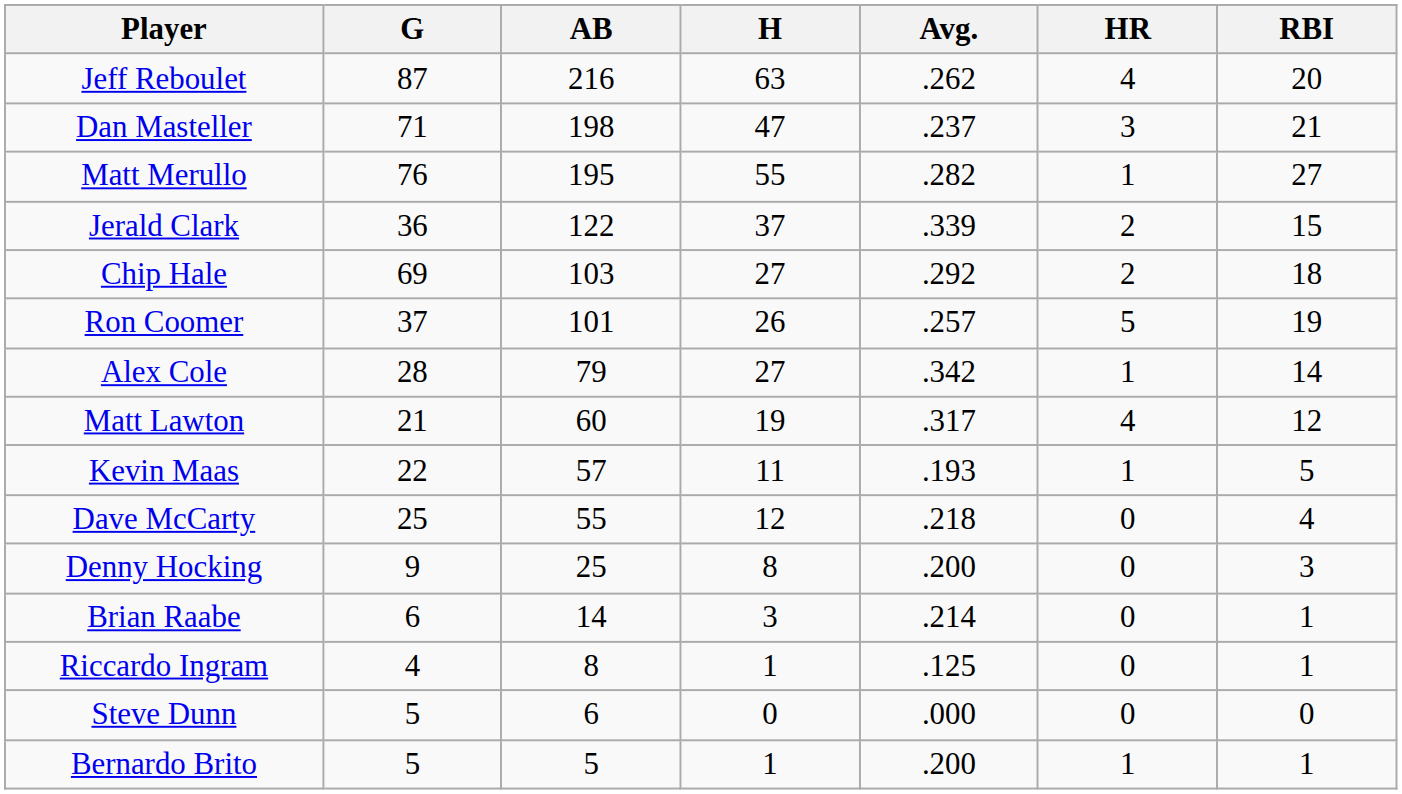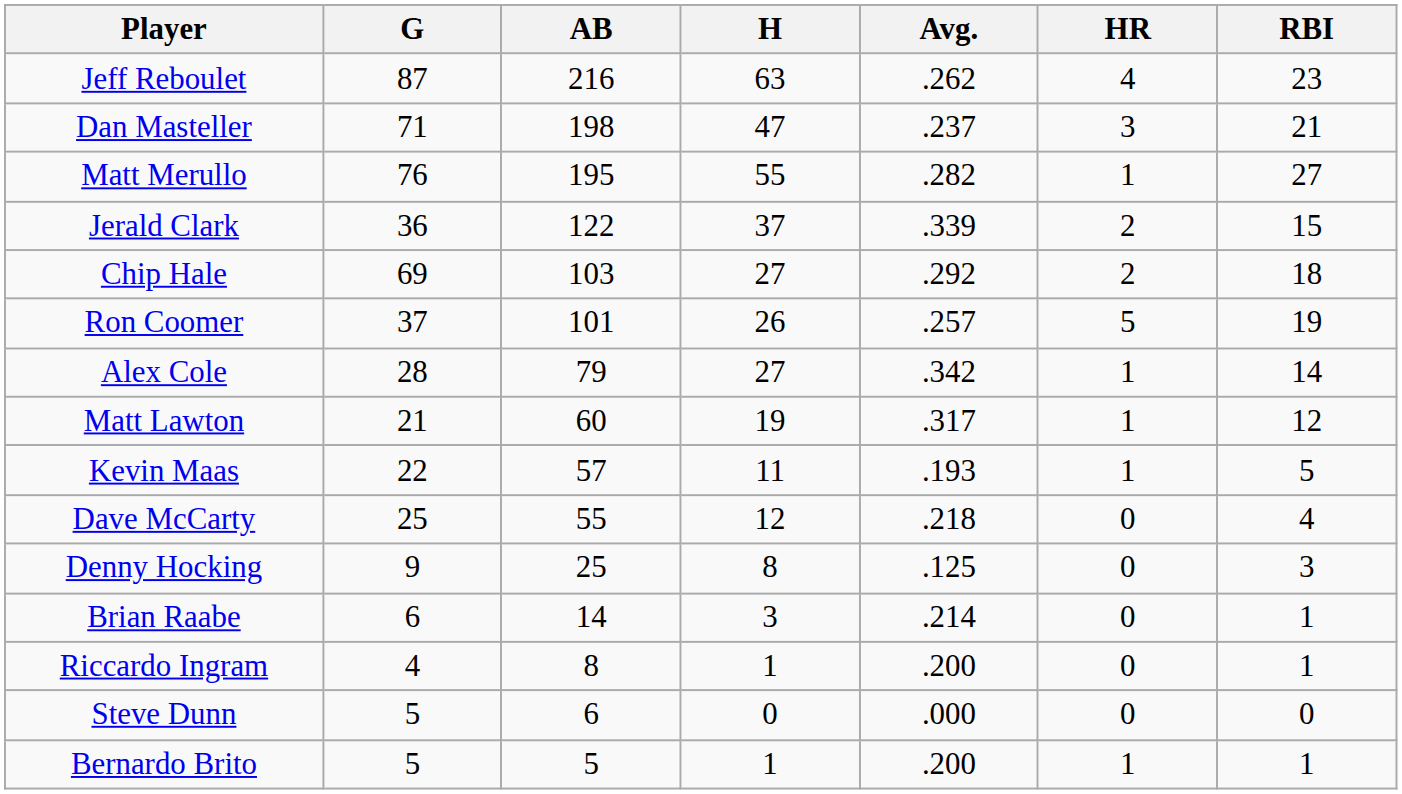(1307, 77) 20 -> (1307, 77) 23
(1128, 420) 4 -> (1128, 420) 1
(949, 567) .200 -> (949, 567) .125
(949, 665) .125 -> (949, 665) .200
